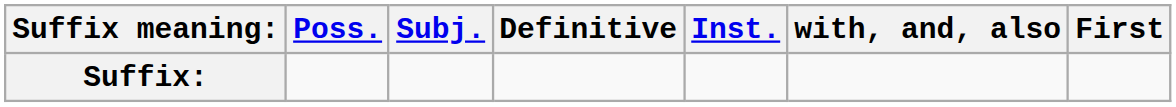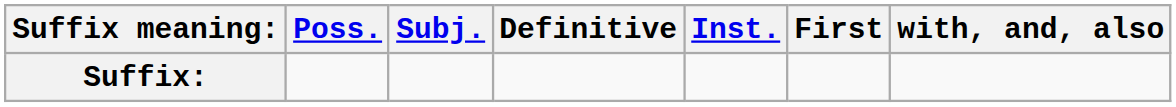columns swapped: (1120, 29) <-> (928, 29)
